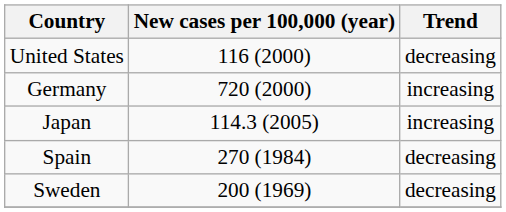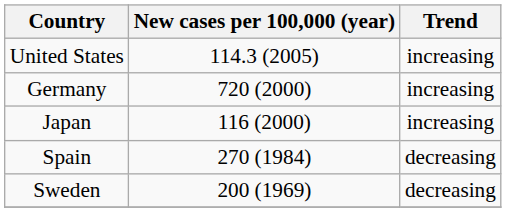(264, 55) 116 (2000) -> (264, 55) 114.3 (2005)
(450, 55) decreasing -> (450, 55) increasing
(264, 122) 114.3 (2005) -> (264, 122) 116 (2000)
